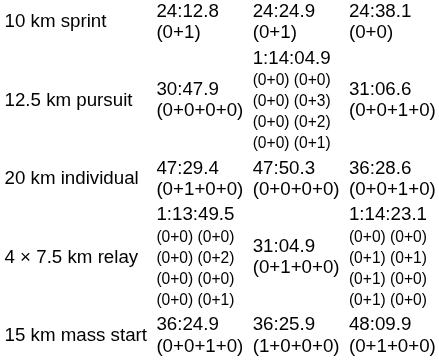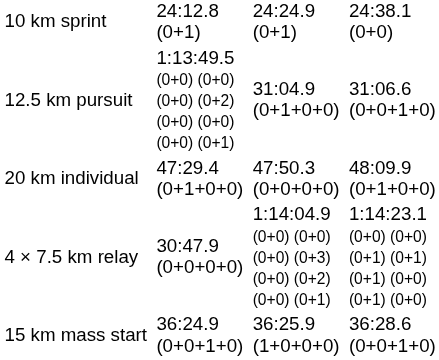(200, 99) 30:47.9 (0+0+0+0) -> (195, 99) 1:13:49.5 (0+0) (0+0) (0+0) (0+2) (0+0) (0+0) (0+0) (0+1)
(292, 99) 1:14:04.9 (0+0) (0+0) (0+0) (0+3) (0+0) (0+2) (0+0) (0+1) -> (296, 99) 31:04.9 (0+1+0+0)
(392, 178) 36:28.6 (0+0+1+0) -> (392, 178) 48:09.9 (0+1+0+0)
(195, 256) 1:13:49.5 (0+0) (0+0) (0+0) (0+2) (0+0) (0+0) (0+0) (0+1) -> (200, 256) 30:47.9 (0+0+0+0)
(296, 256) 31:04.9 (0+1+0+0) -> (292, 256) 1:14:04.9 (0+0) (0+0) (0+0) (0+3) (0+0) (0+2) (0+0) (0+1)
(392, 335) 48:09.9 (0+1+0+0) -> (392, 335) 36:28.6 (0+0+1+0)
